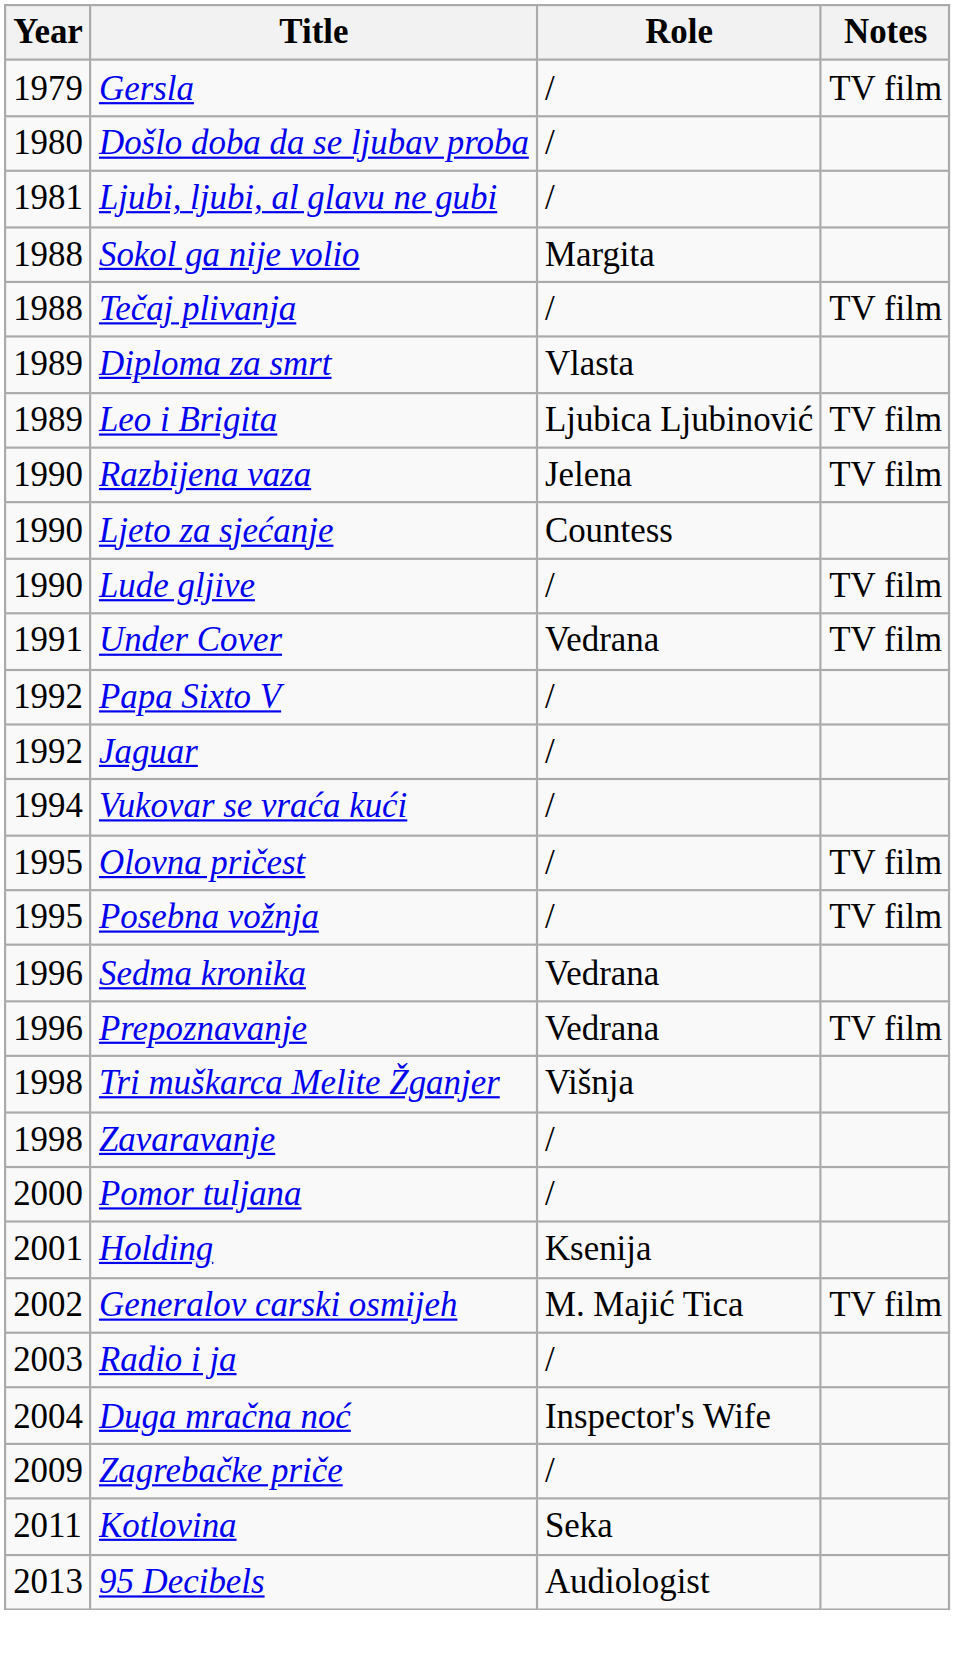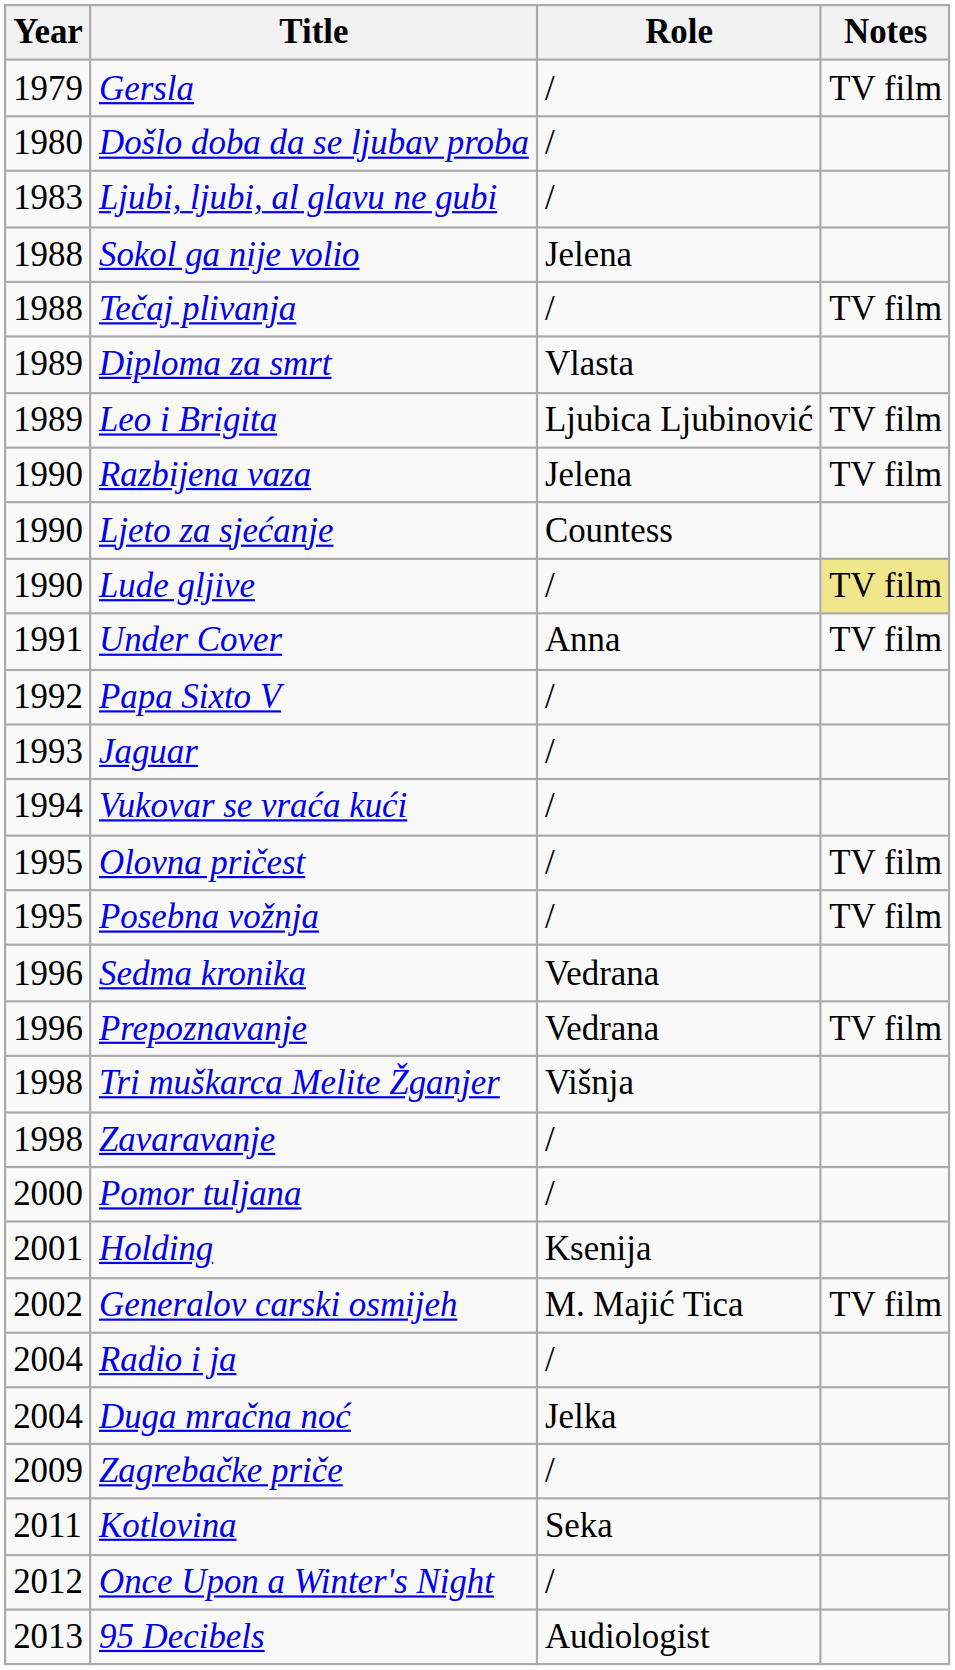(48, 198) 1981 -> (48, 198) 1983
(600, 253) Margita -> (588, 253) Jelena
(886, 585) no background -> (886, 585) khaki background
(602, 640) Vedrana -> (583, 640) Anna
(48, 751) 1992 -> (48, 751) 1993
(48, 1359) 2003 -> (48, 1359) 2004
(658, 1415) Inspector's Wife -> (581, 1415) Jelka
+ row: (296, 1581)
